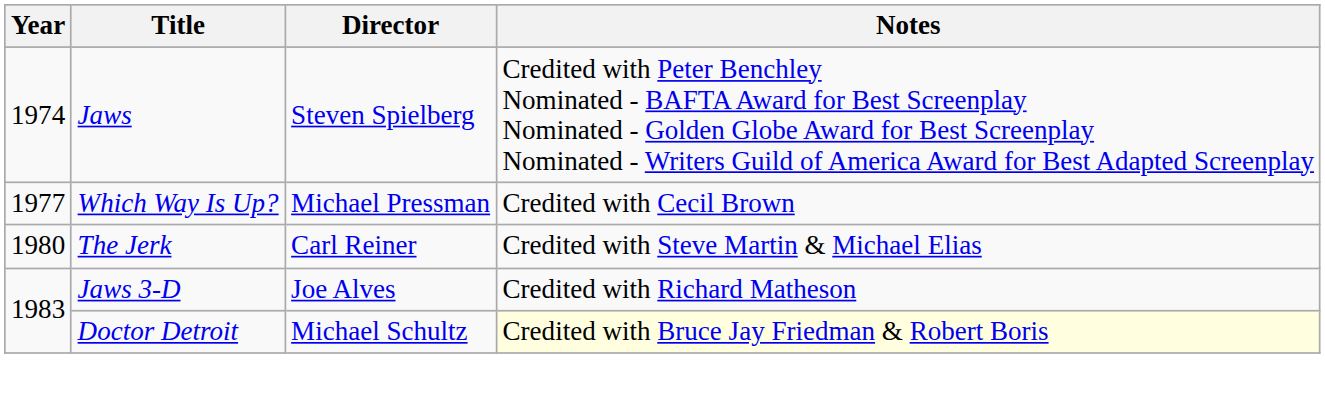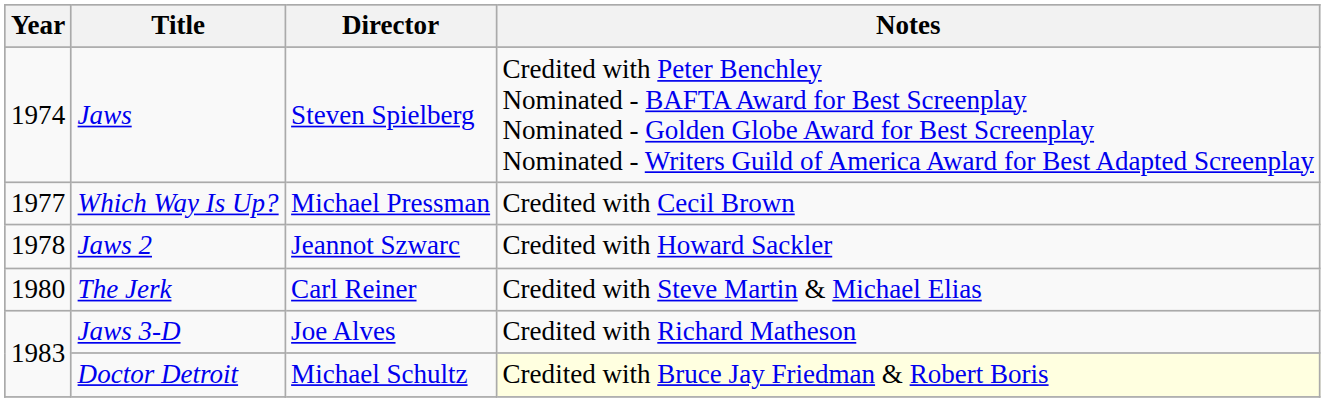+ row: (115, 245)
